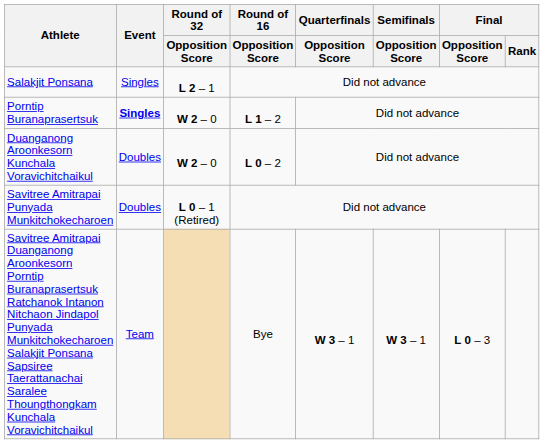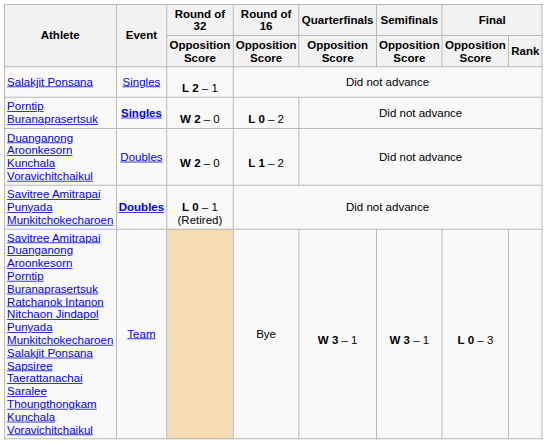(263, 120) L 1 – 2 -> (266, 120) L 0 – 2
(263, 163) L 0 – 2 -> (266, 163) L 1 – 2
(140, 207) normal -> (141, 207) bold
